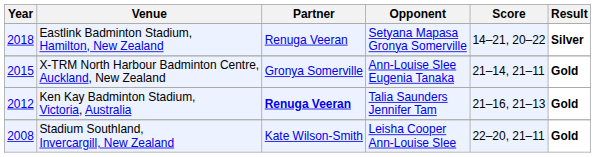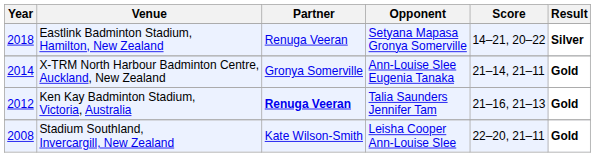(21, 72) 2015 -> (21, 72) 2014
